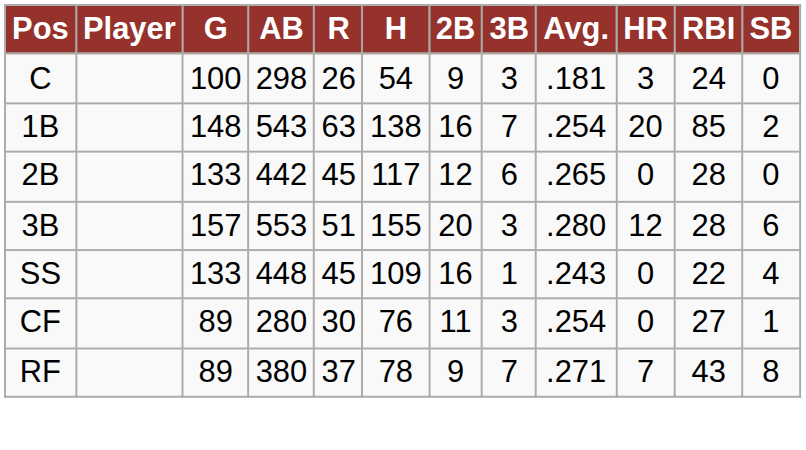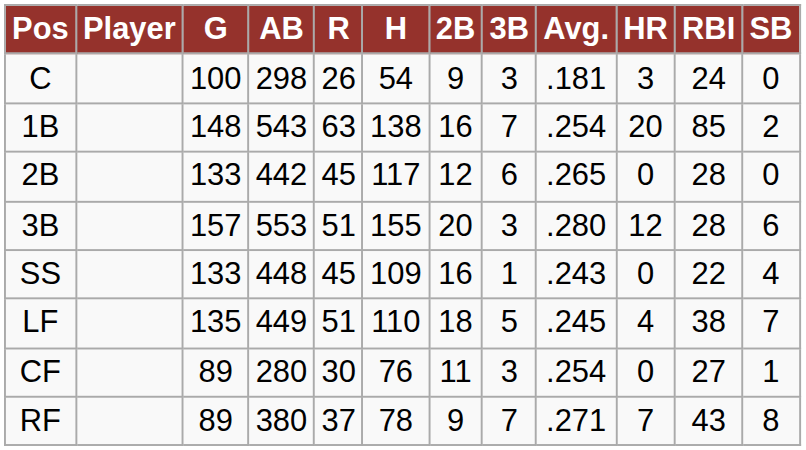+ row: (40, 322)
